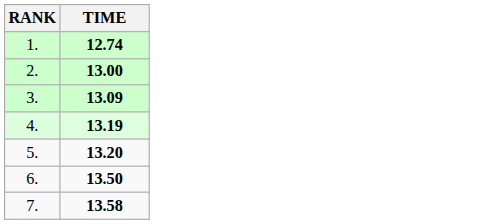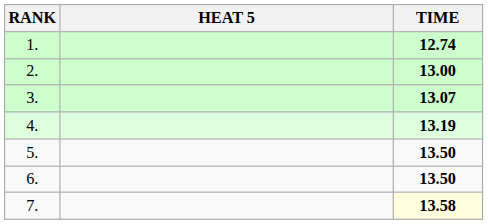+ column: (227, 18)
(105, 98) 13.09 -> (438, 98) 13.07
(105, 152) 13.20 -> (438, 152) 13.50
(105, 206) no background -> (438, 206) lightyellow background
